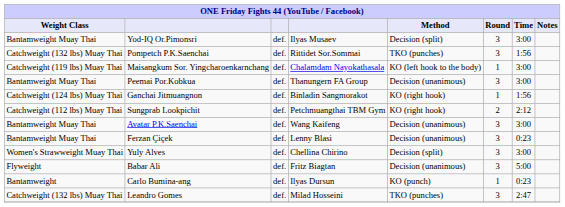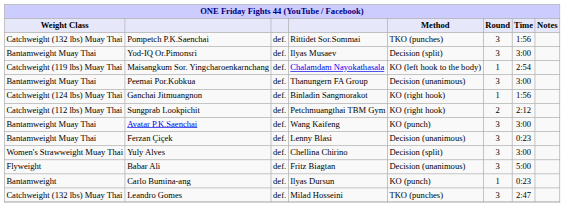rows swapped: (162, 39) <-> (168, 53)
(524, 67) 3:00 -> (524, 67) 2:54
(427, 124) Decision (unanimous) -> (410, 124) KO (punch)
